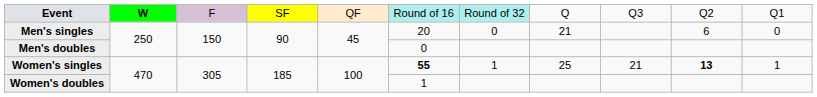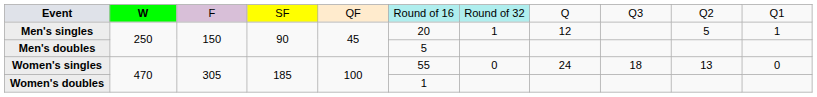(494, 31) 0 -> (494, 31) 1
(565, 31) 21 -> (565, 31) 12
(706, 31) 6 -> (706, 31) 5
(777, 31) 0 -> (777, 31) 1
(424, 49) 0 -> (424, 49) 5
(424, 66) bold -> (424, 66) normal
(494, 66) 1 -> (494, 66) 0
(565, 66) 25 -> (565, 66) 24
(636, 66) 21 -> (636, 66) 18
(706, 66) bold -> (706, 66) normal
(777, 66) 1 -> (777, 66) 0
